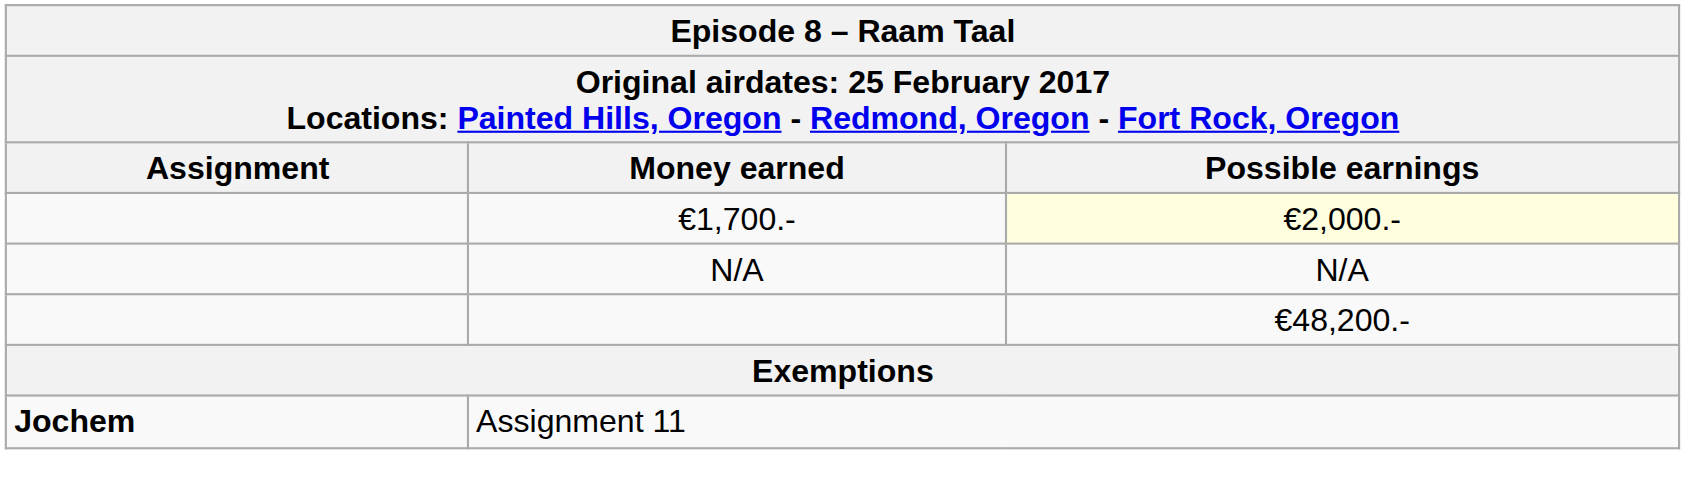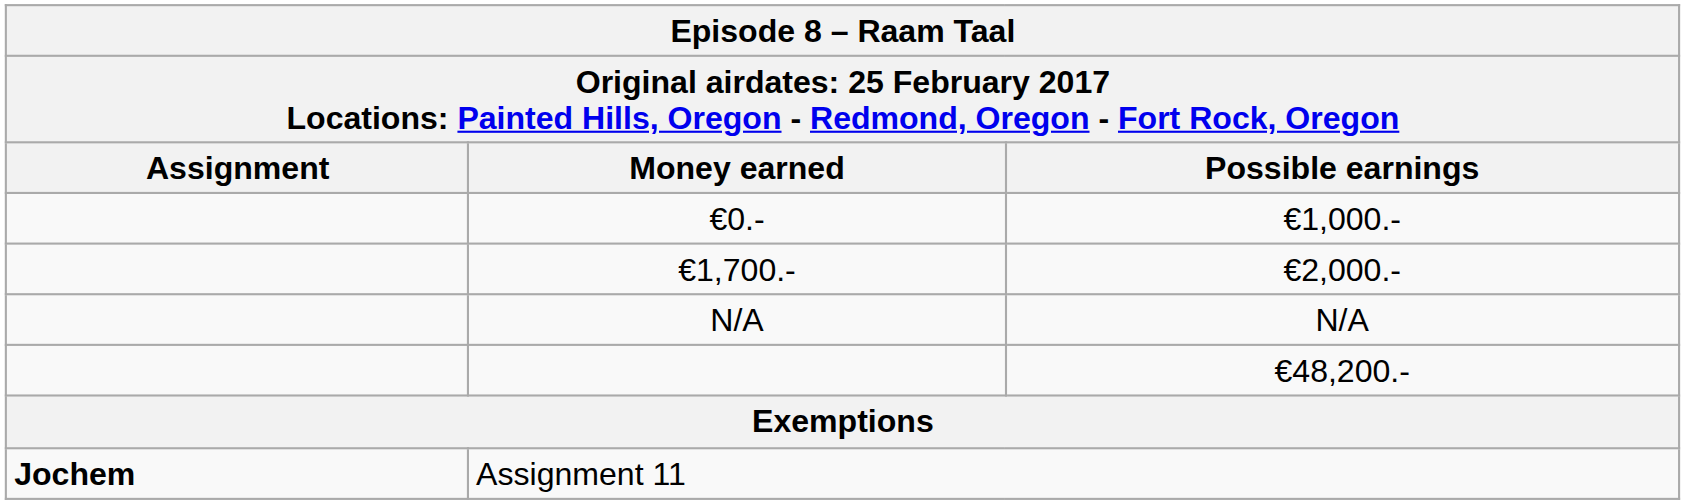+ row: (737, 219)
(1342, 219) lightyellow background -> (1342, 269) no background
